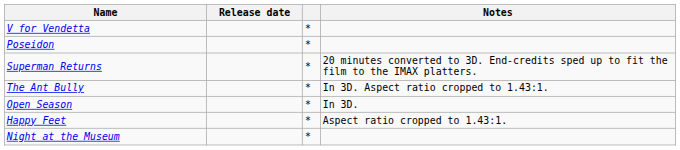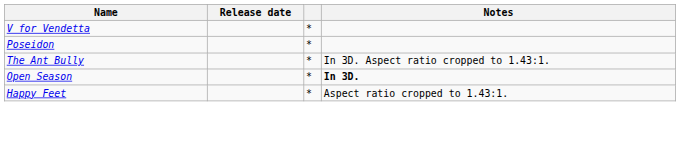- row: (54, 66)
(341, 104) normal -> (342, 77) bold
- row: (63, 137)
